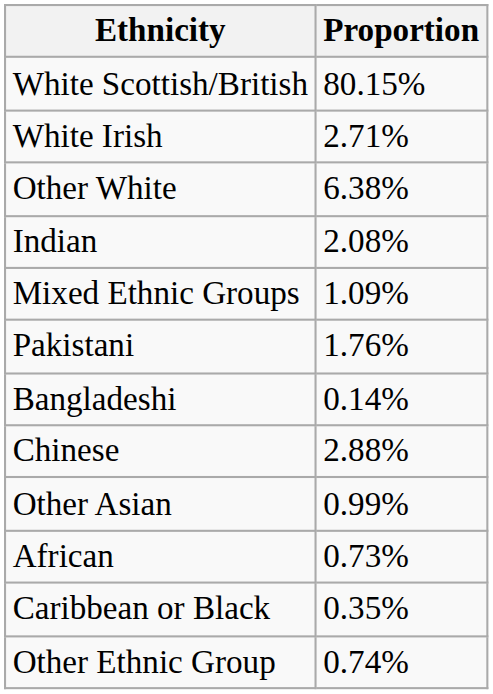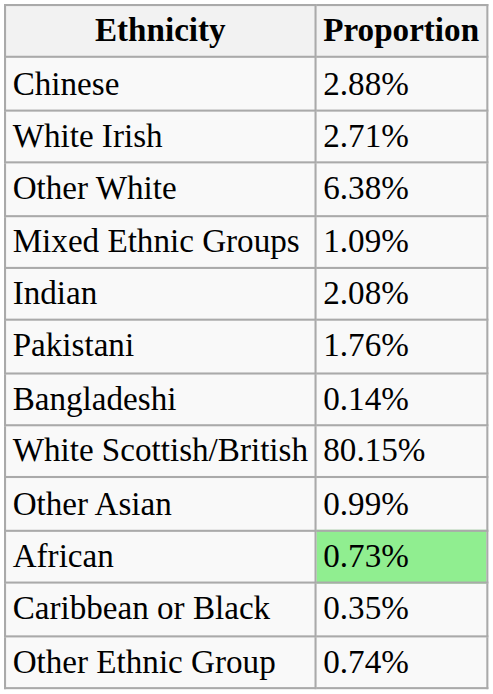rows swapped: (160, 83) <-> (66, 450)
rows swapped: (156, 293) <-> (55, 240)
(366, 556) no background -> (366, 556) lightgreen background
